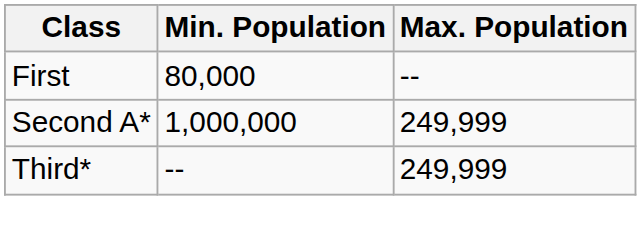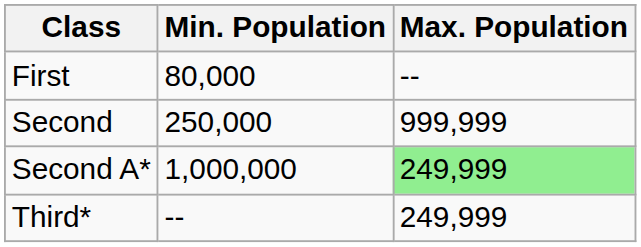+ row: (62, 122)
(454, 122) no background -> (454, 169) lightgreen background
